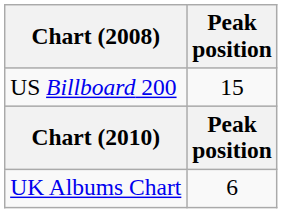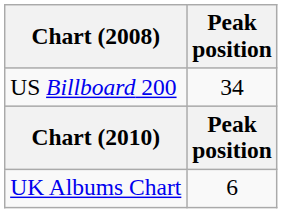(232, 86) 15 -> (232, 86) 34
